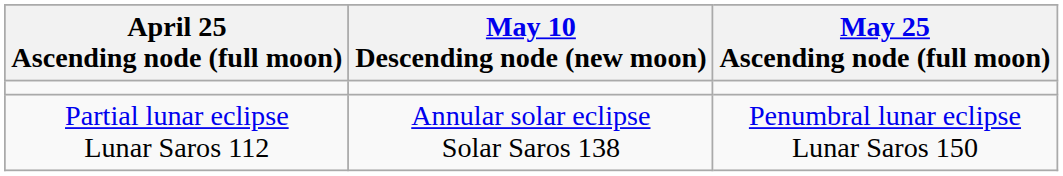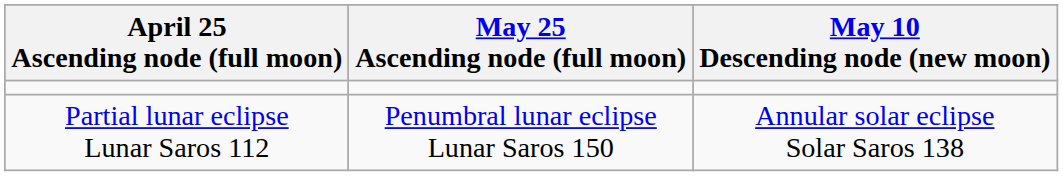columns swapped: (531, 42) <-> (885, 42)
